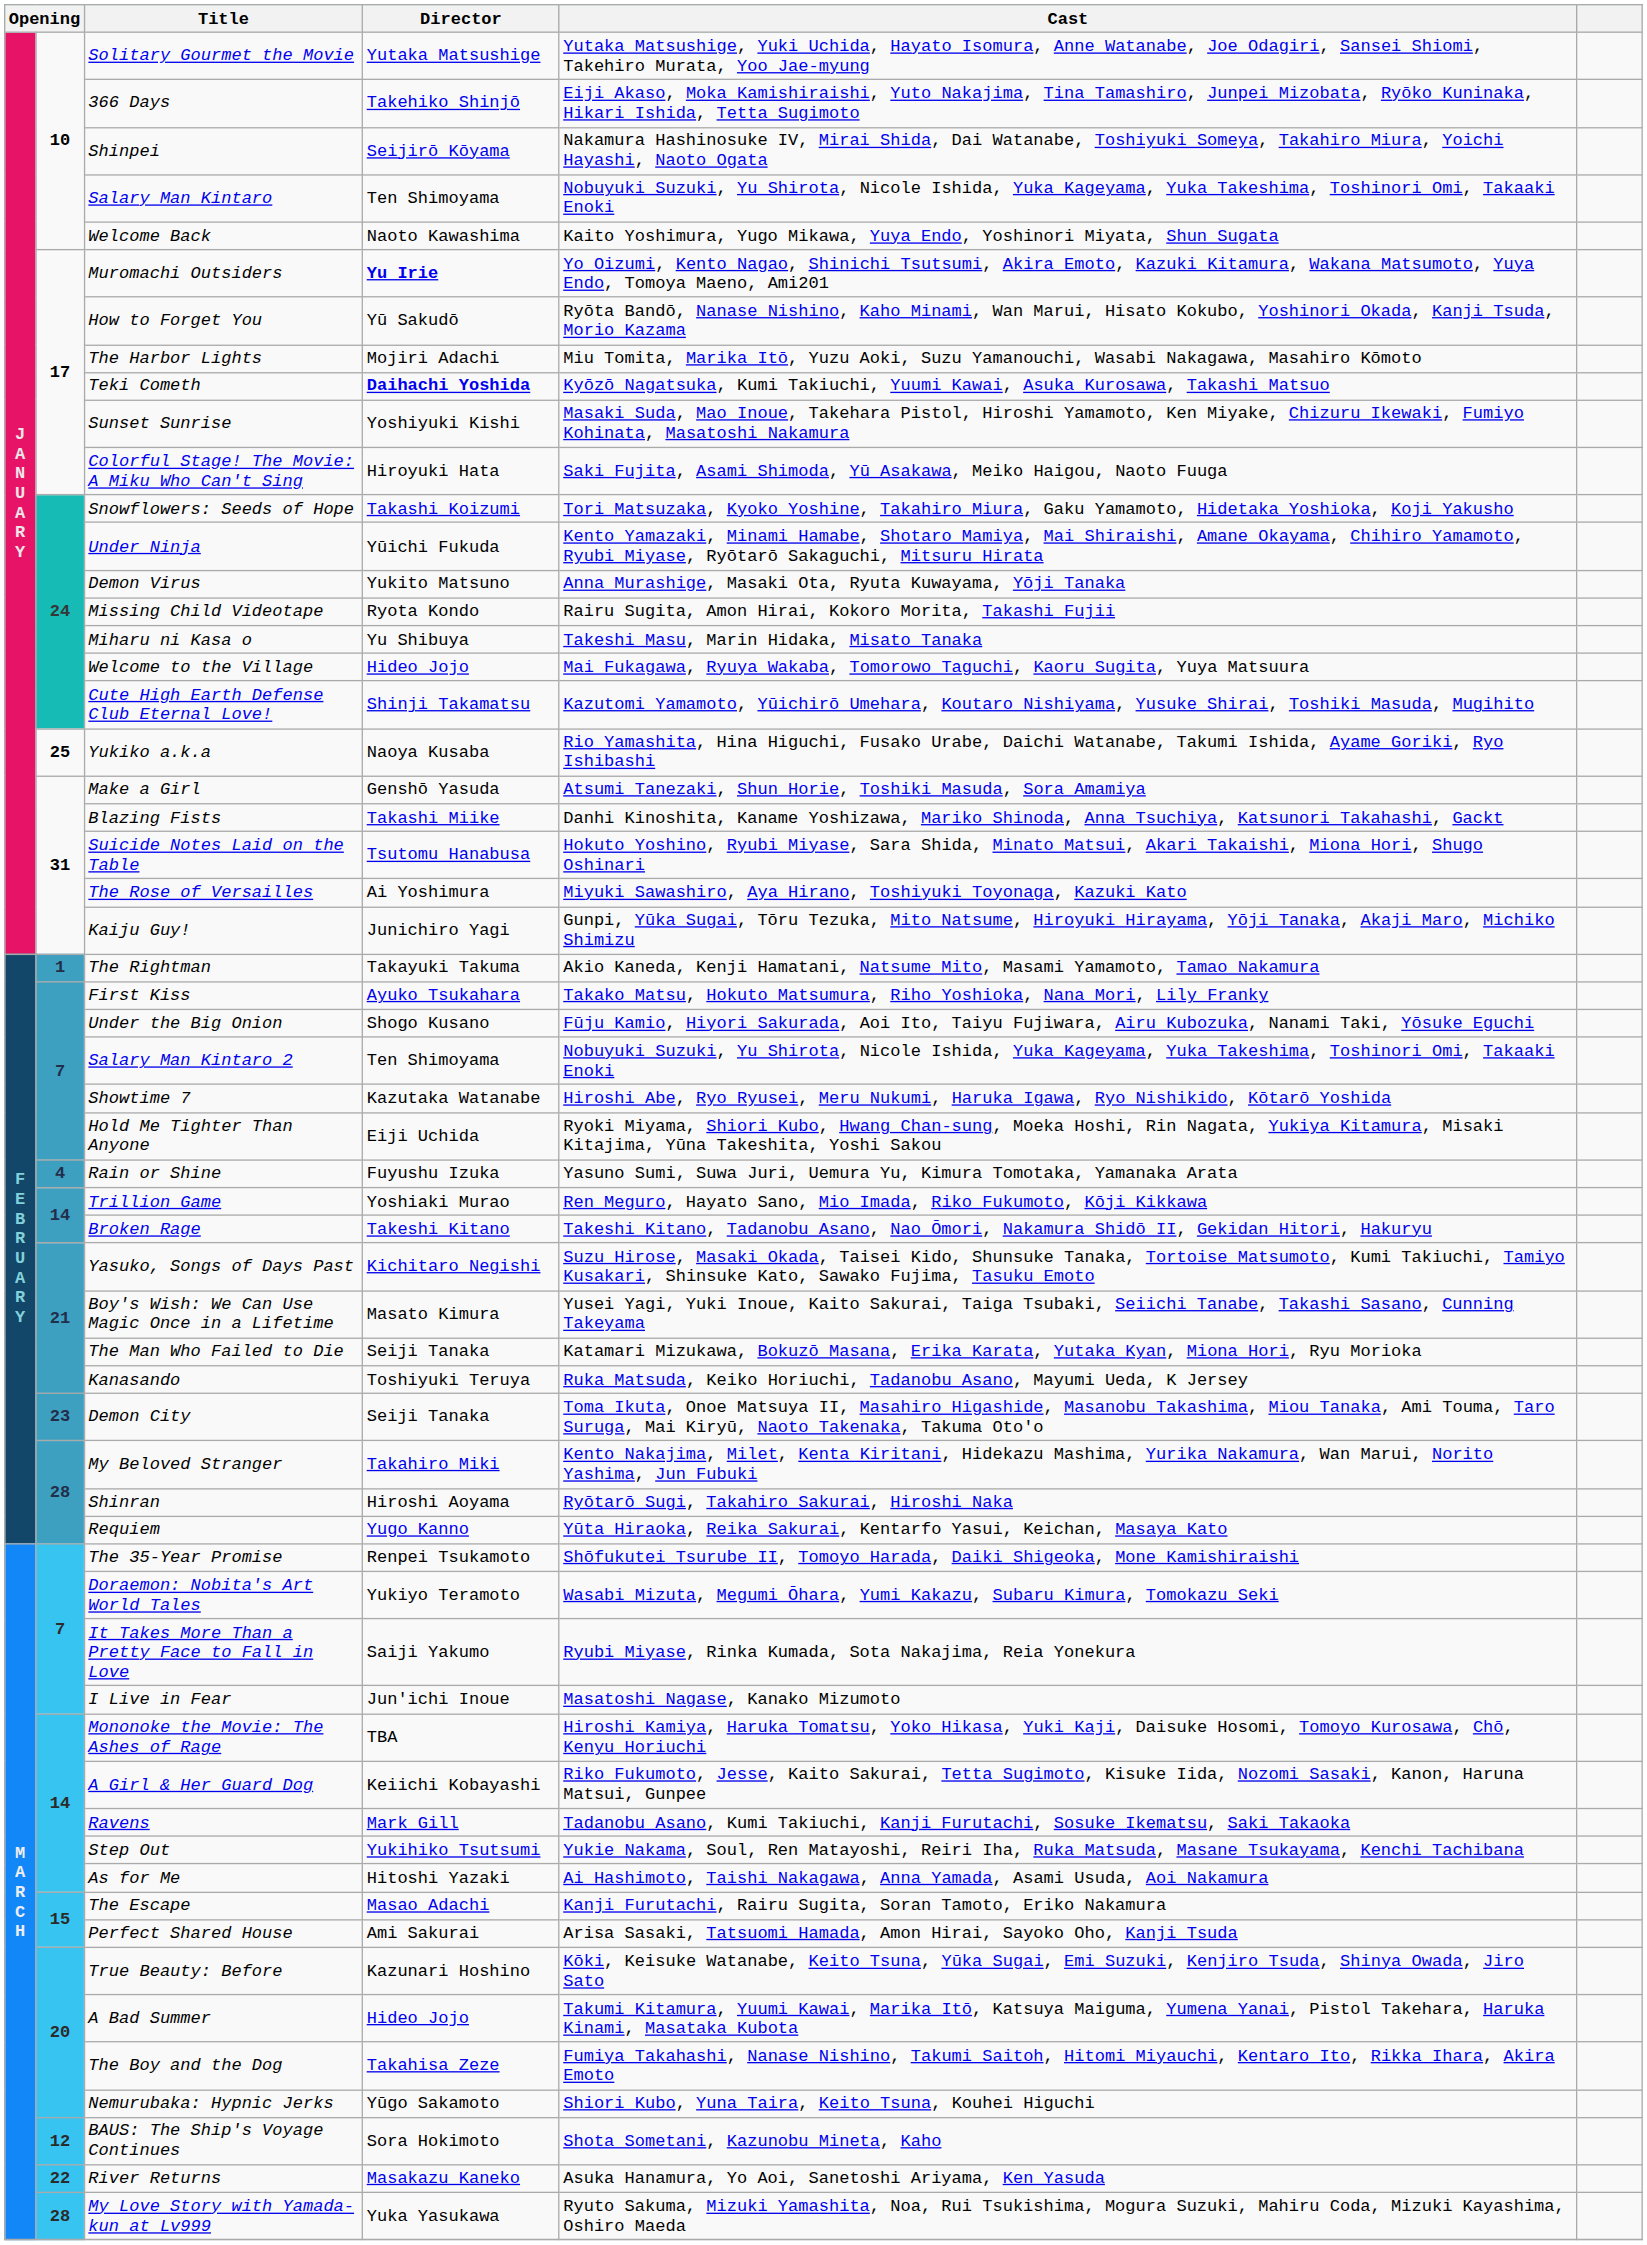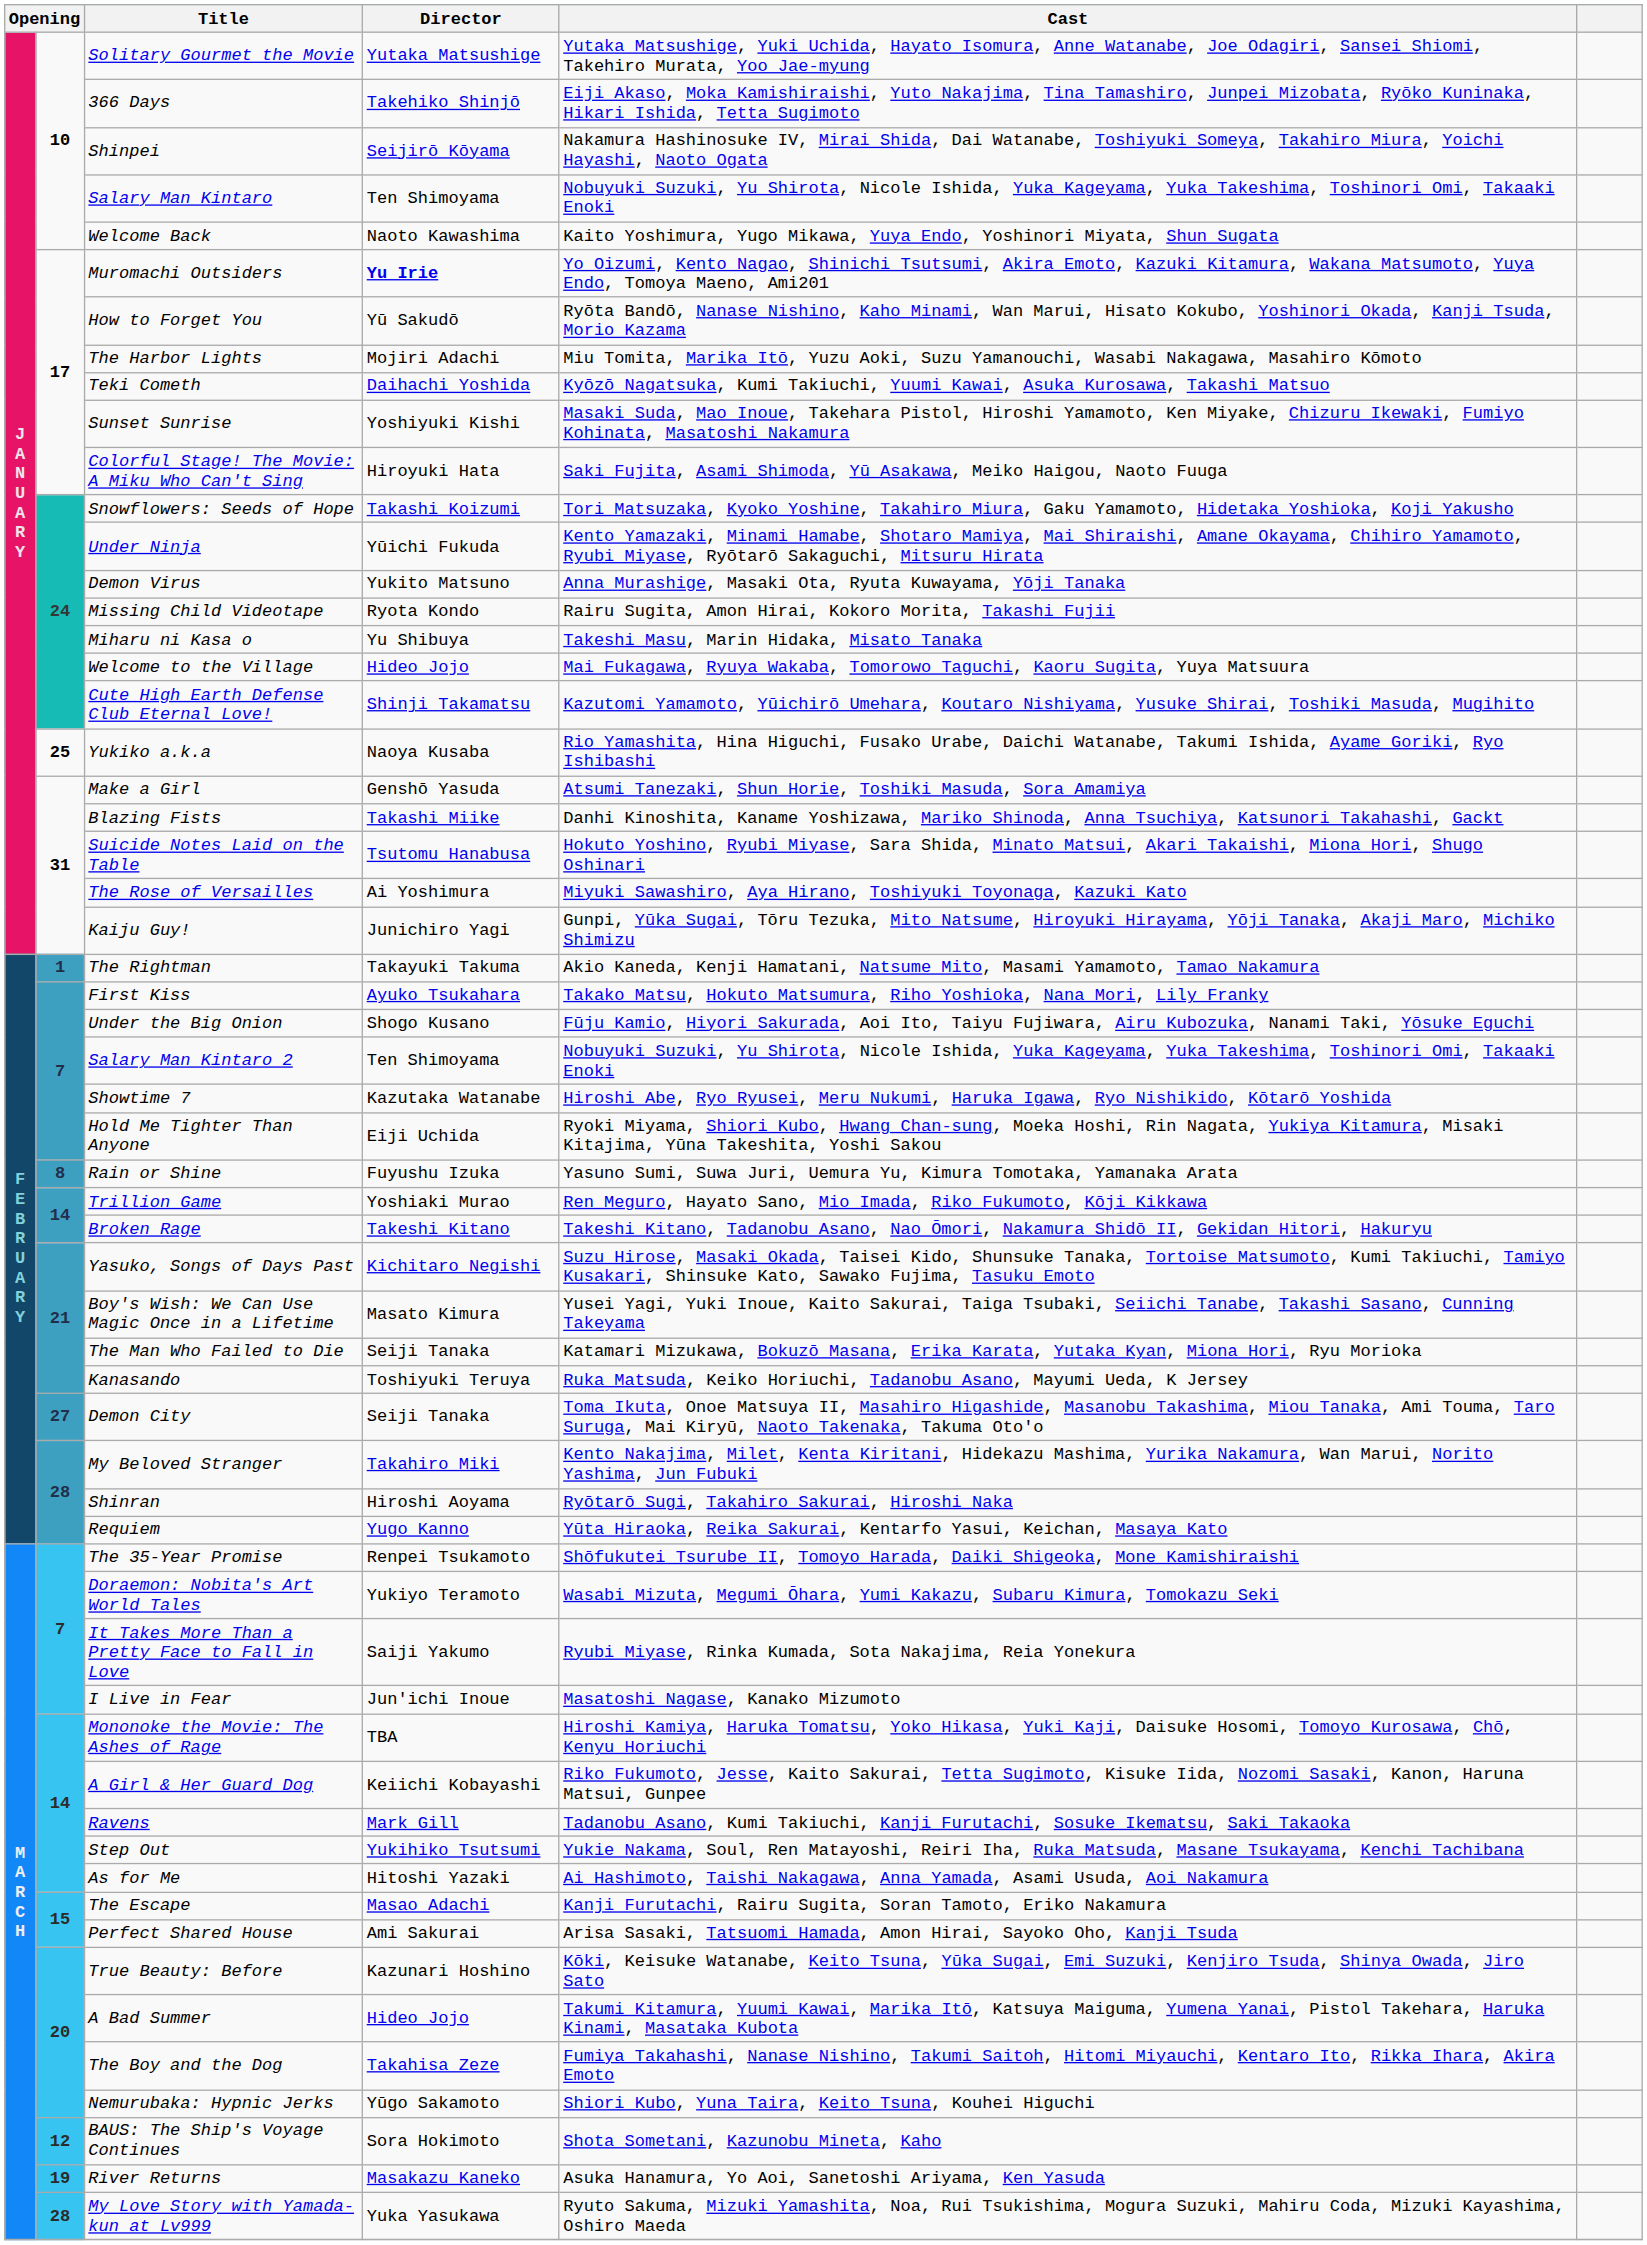(448, 386) bold -> (448, 386) normal
(60, 1174) 4 -> (60, 1174) 8
(60, 1417) 23 -> (60, 1417) 27
(60, 2179) 22 -> (60, 2179) 19
